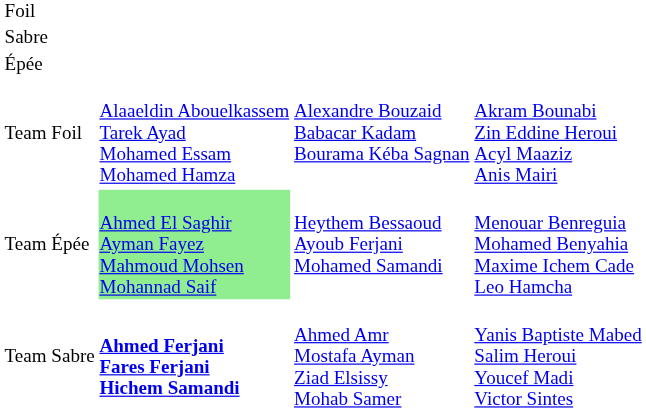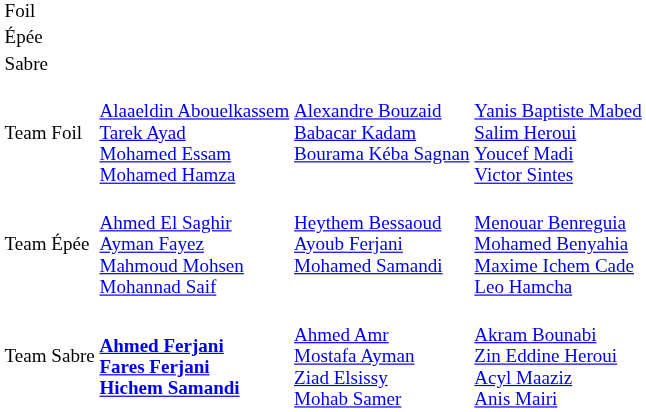rows swapped: (24, 63) <-> (26, 37)
(546, 143) Akram Bounabi Zin Eddine Heroui Acyl Maaziz Anis Mairi -> (558, 143) Yanis Baptiste Mabed Salim Heroui Youcef Madi Victor Sintes
(172, 255) lightgreen background -> (172, 255) no background
(558, 366) Yanis Baptiste Mabed Salim Heroui Youcef Madi Victor Sintes -> (546, 366) Akram Bounabi Zin Eddine Heroui Acyl Maaziz Anis Mairi
